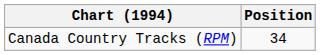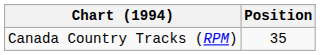(278, 39) 34 -> (278, 39) 35
